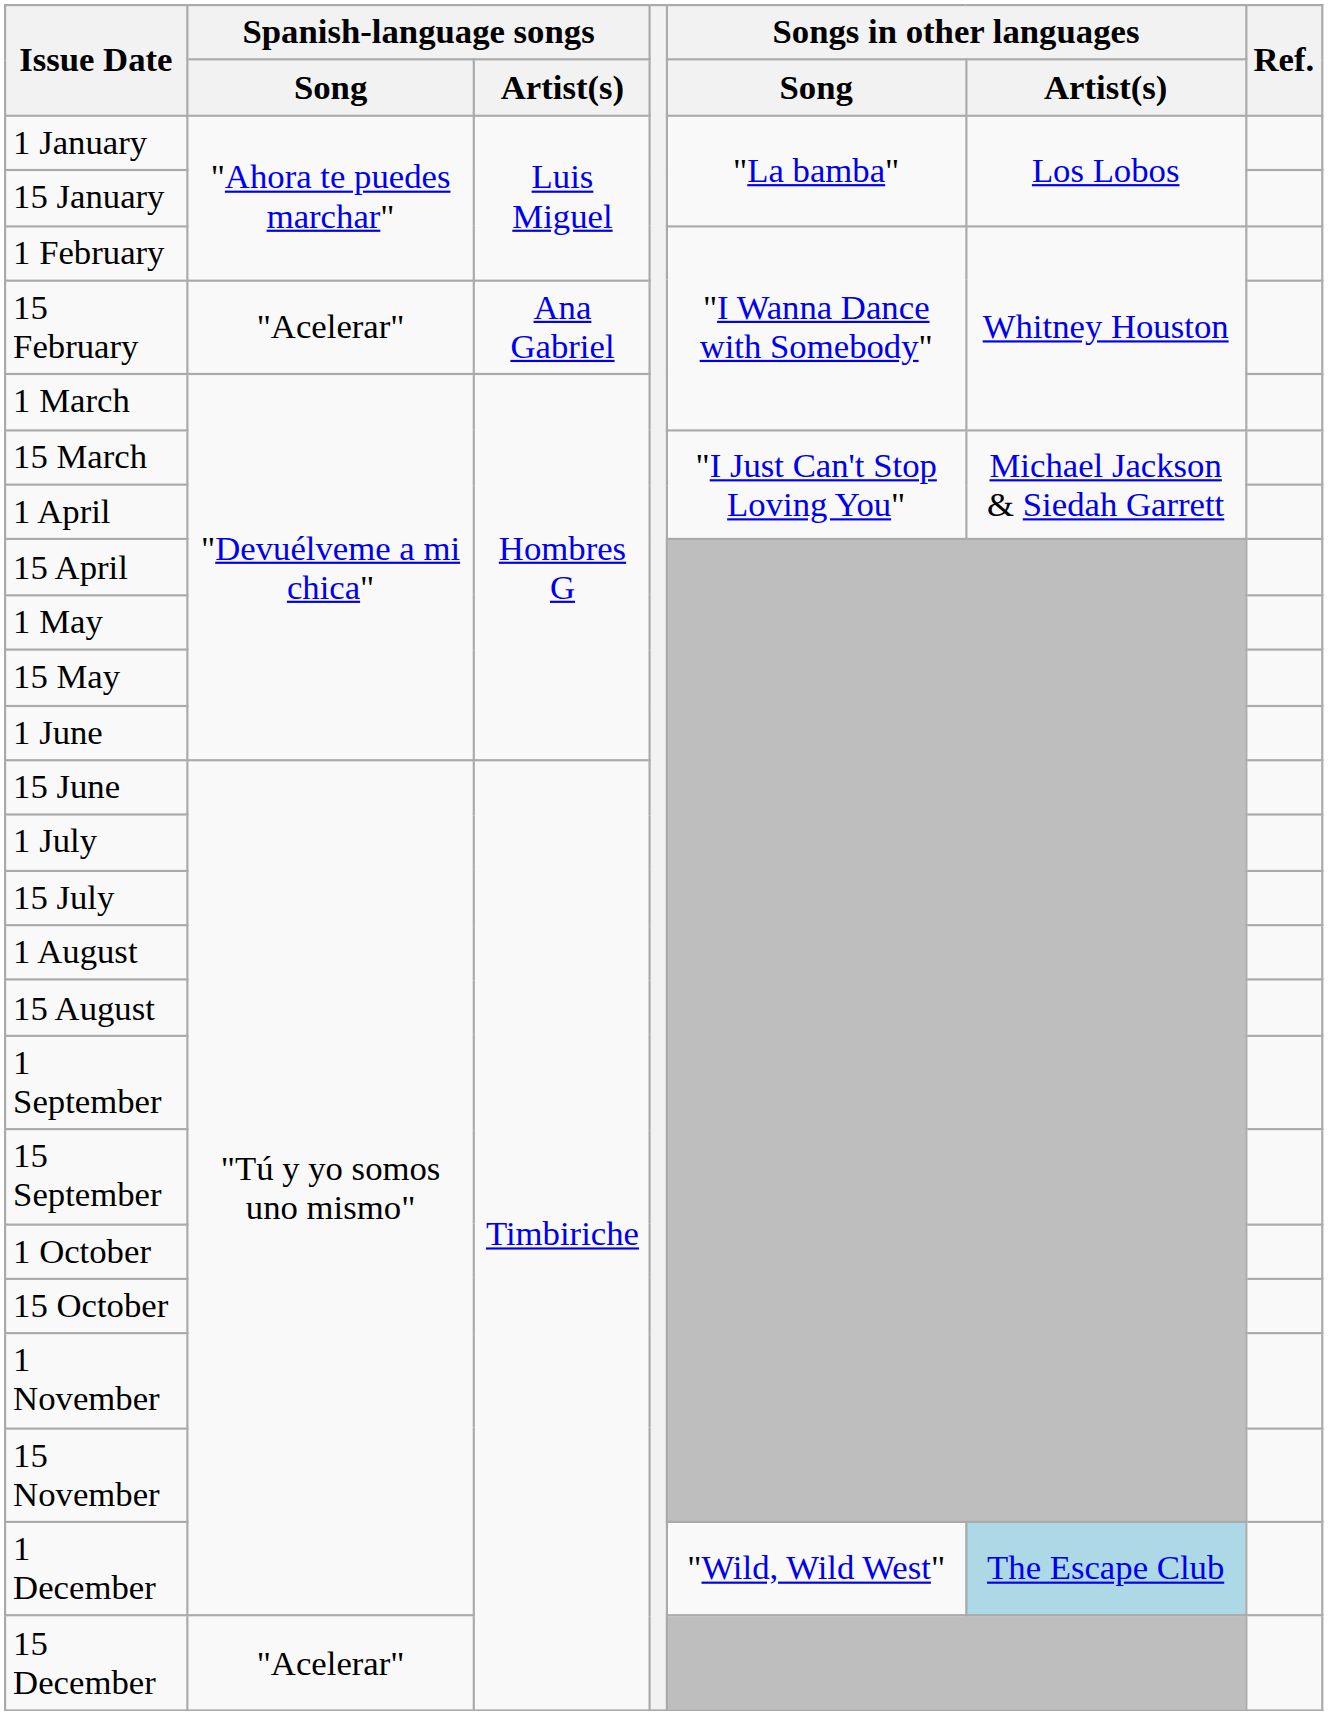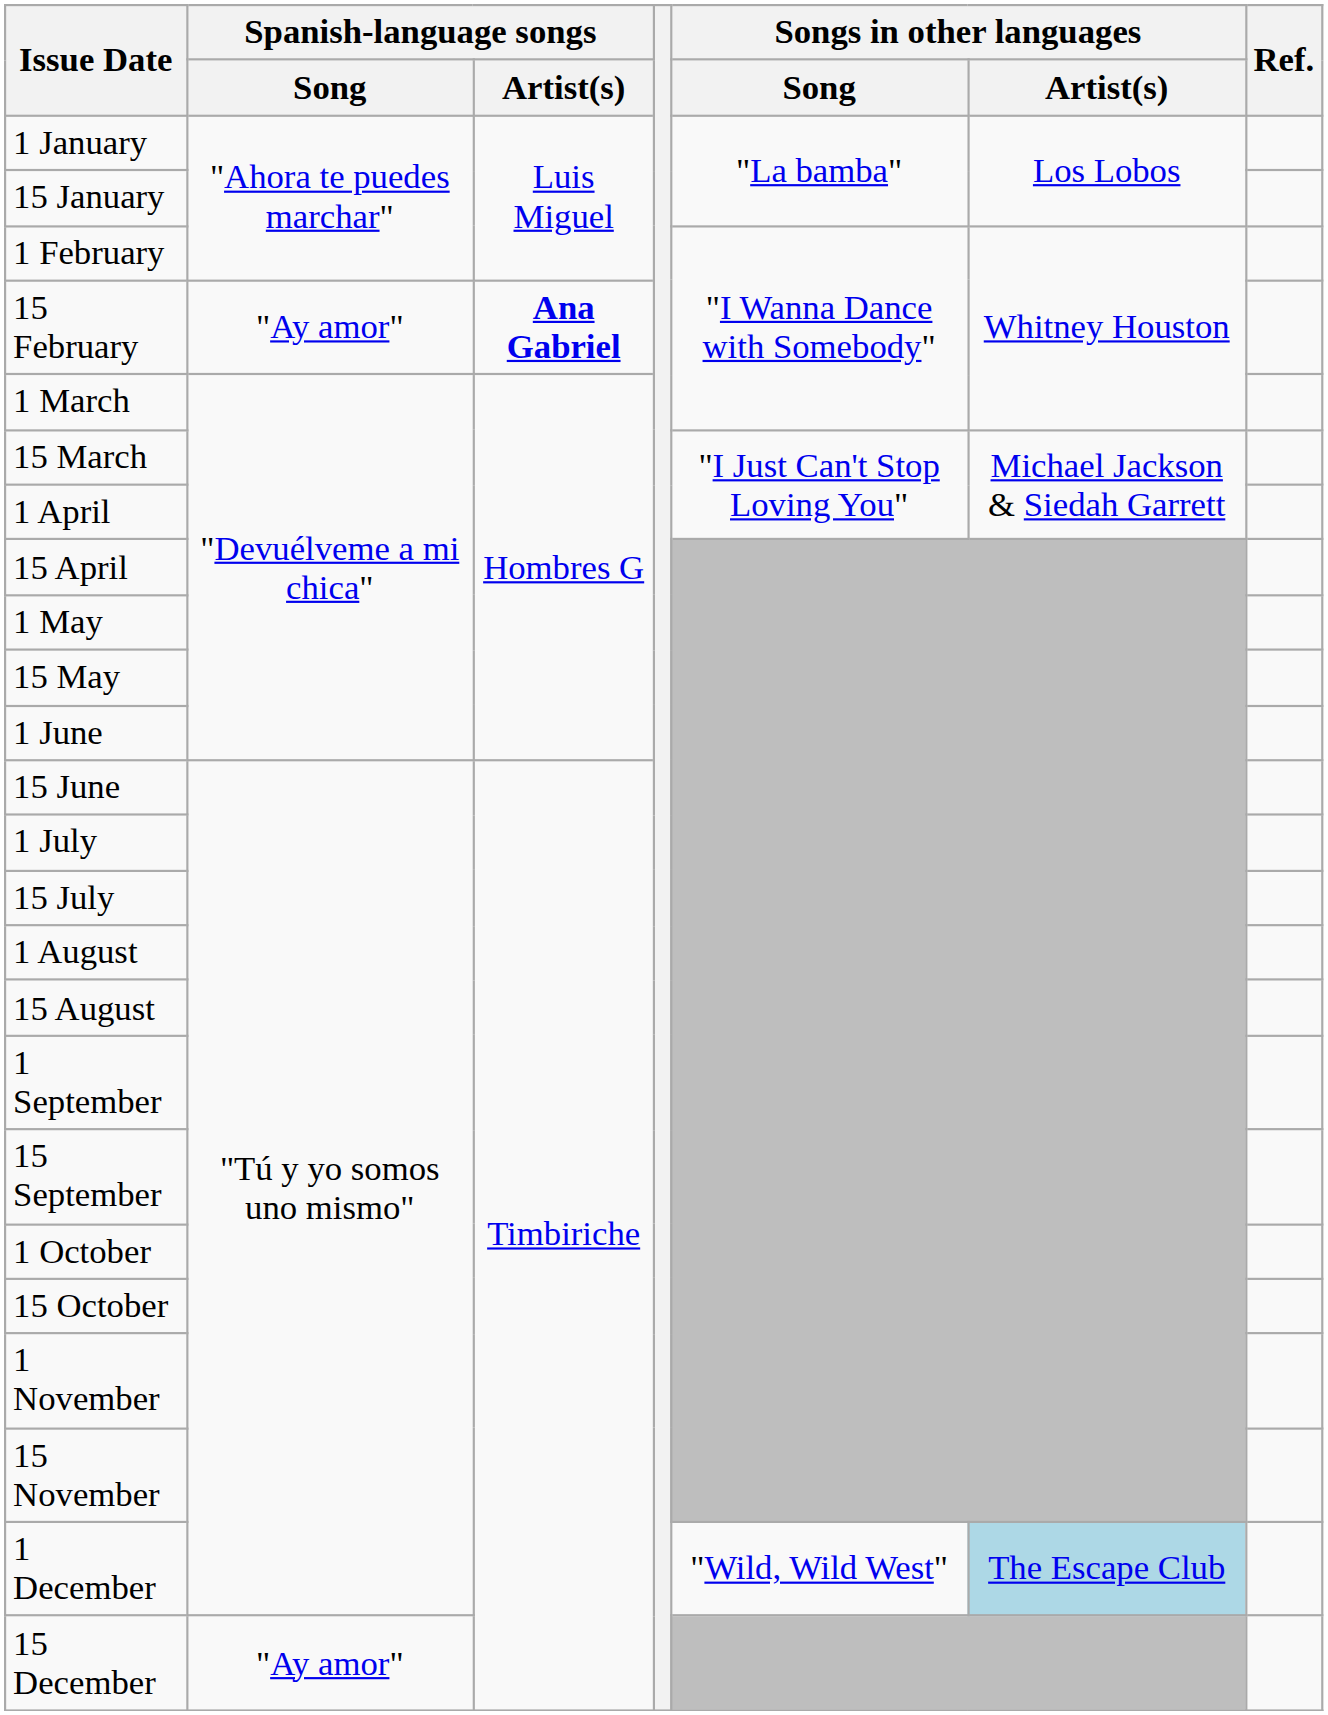(331, 326) "Acelerar" -> (330, 326) "Ay amor"
(562, 326) normal -> (564, 326) bold
(331, 1662) "Acelerar" -> (330, 1662) "Ay amor"
